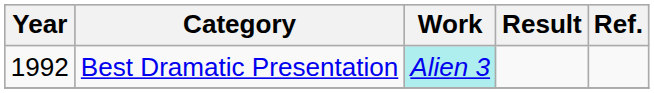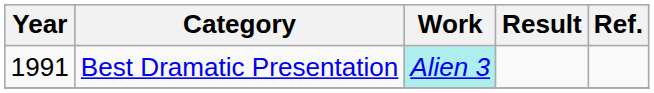(40, 66) 1992 -> (40, 66) 1991
